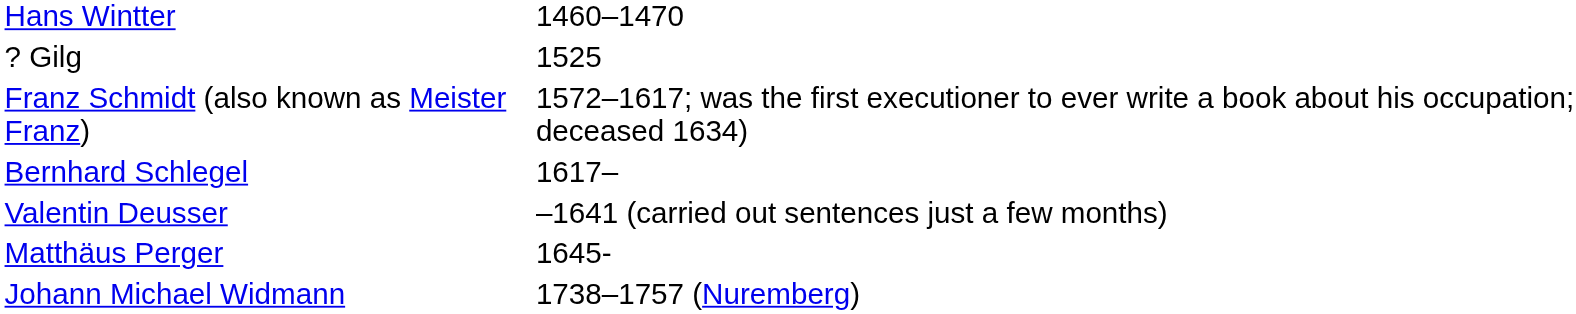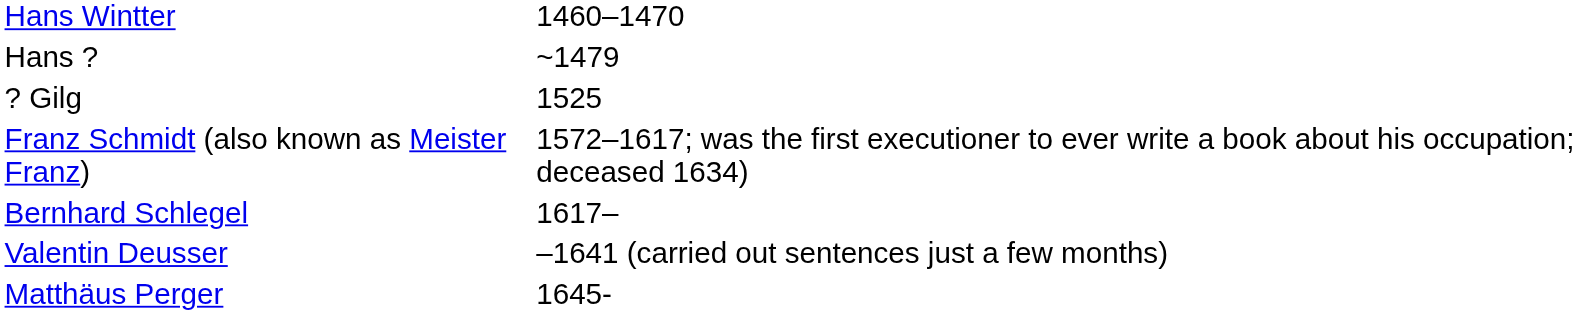+ row: (51, 57)
- row: (175, 294)
